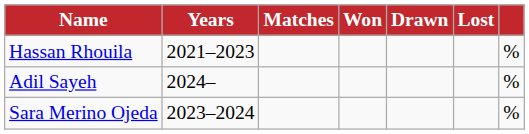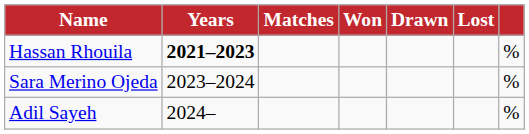(211, 50) normal -> (211, 50) bold
rows swapped: (83, 112) <-> (53, 81)
